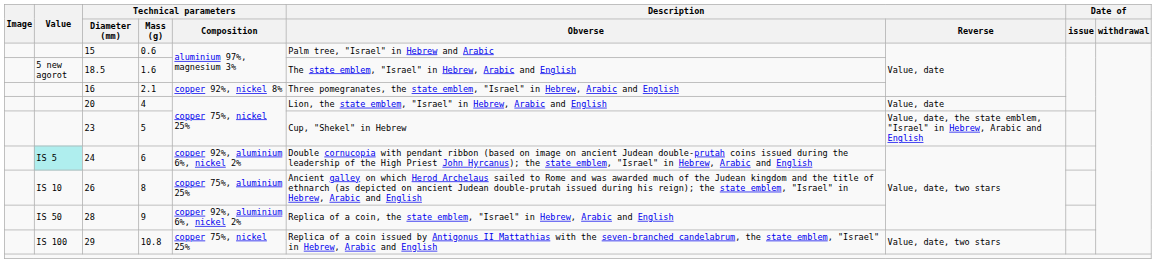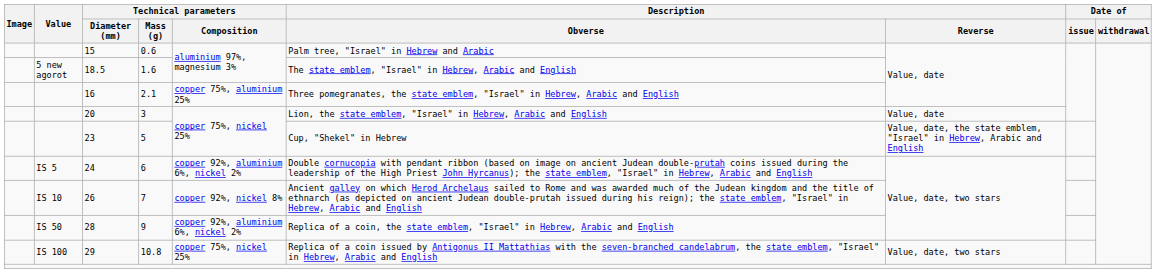(228, 89) copper 92%, nickel 8% -> (228, 94) copper 75%, aluminium 25%
(143, 103) 4 -> (143, 114) 3
(47, 158) paleturquoise background -> (47, 168) no background
(143, 187) 8 -> (143, 198) 7
(228, 187) copper 75%, aluminium 25% -> (228, 198) copper 92%, nickel 8%
